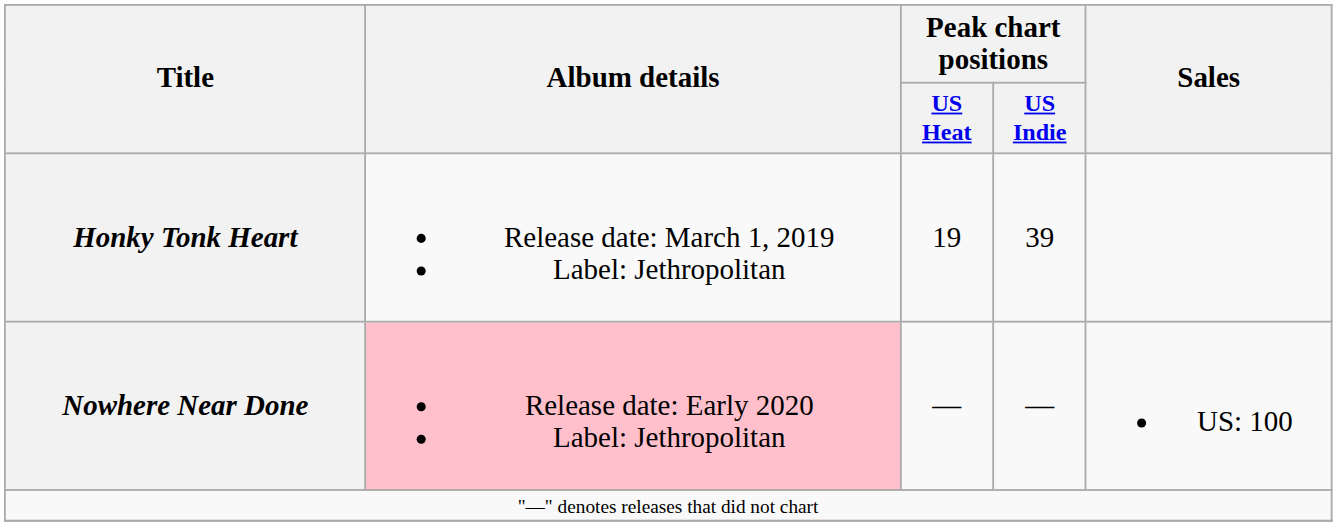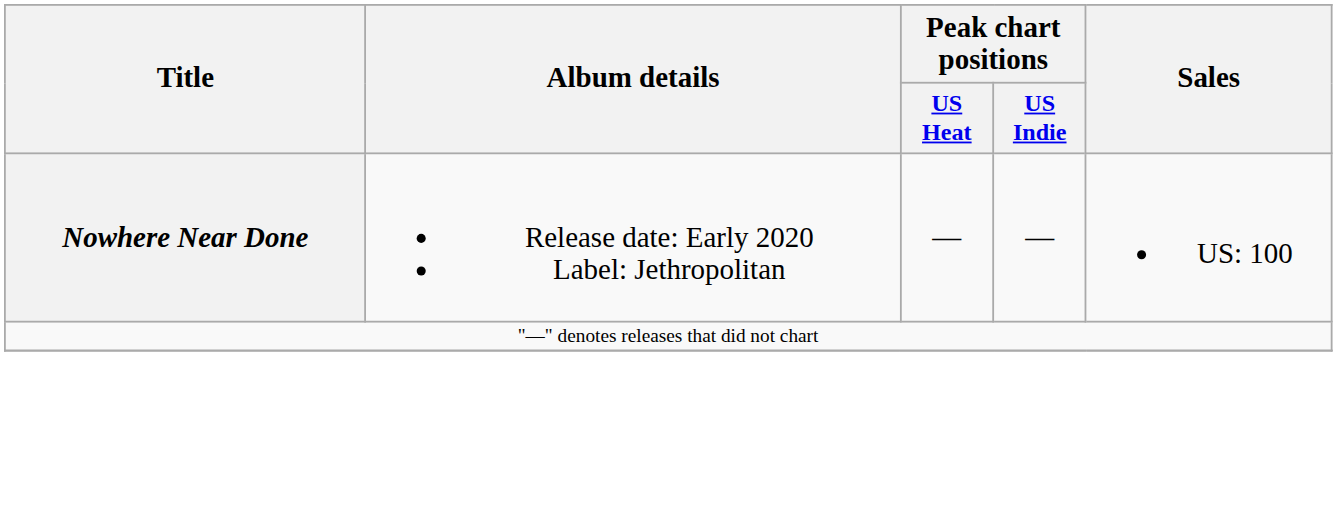- row: (185, 236)
(633, 423) pink background -> (633, 254) no background
